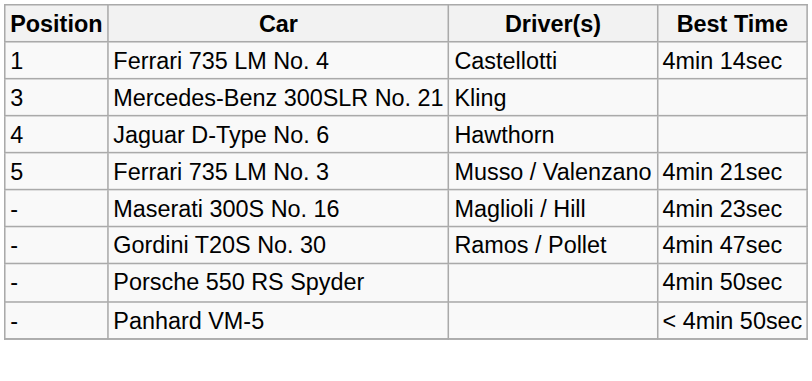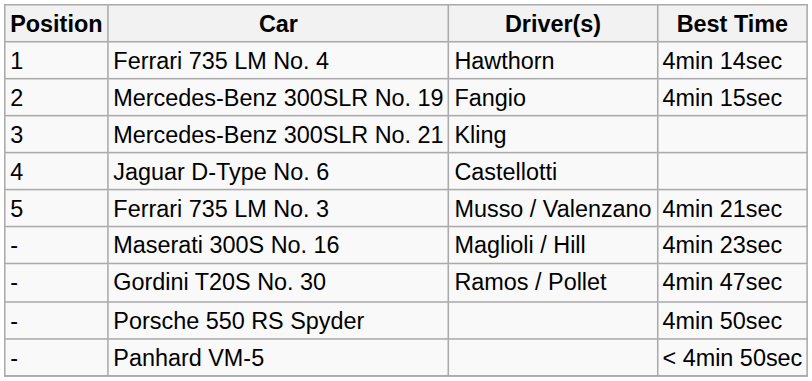(506, 61) Castellotti -> (504, 61) Hawthorn
+ row: (278, 98)
(504, 135) Hawthorn -> (506, 172) Castellotti
